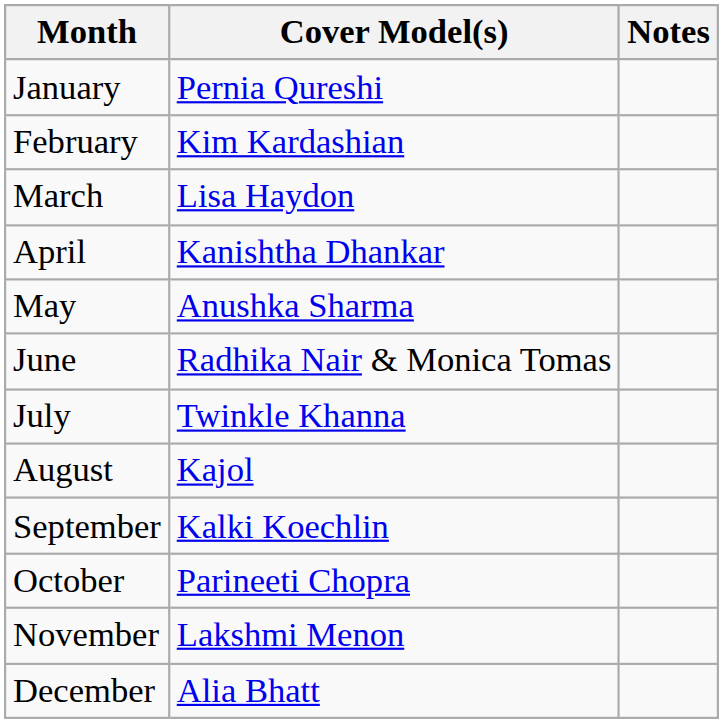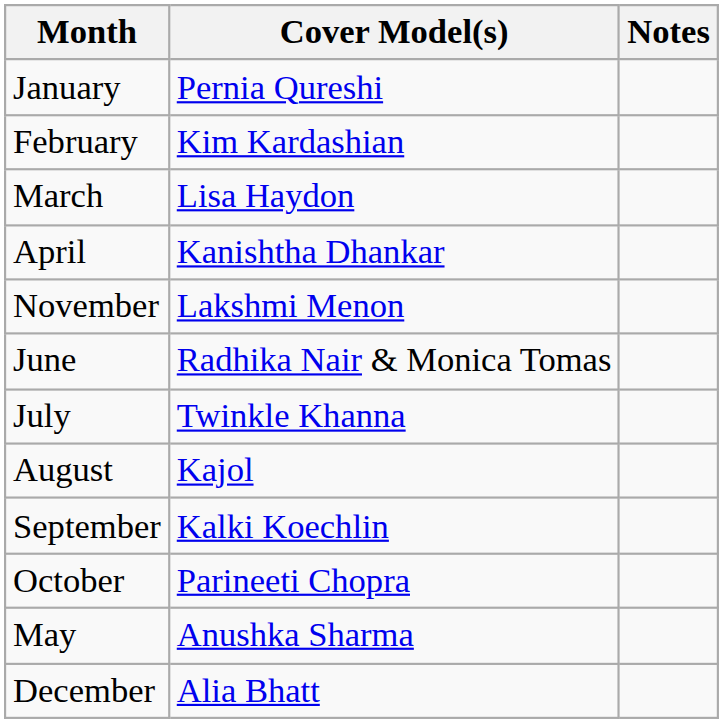rows swapped: (45, 305) <-> (86, 634)
